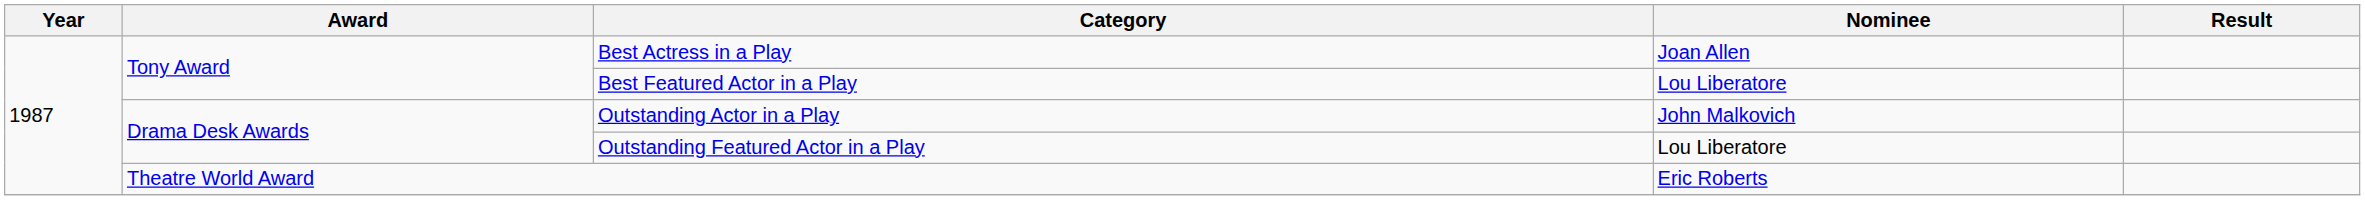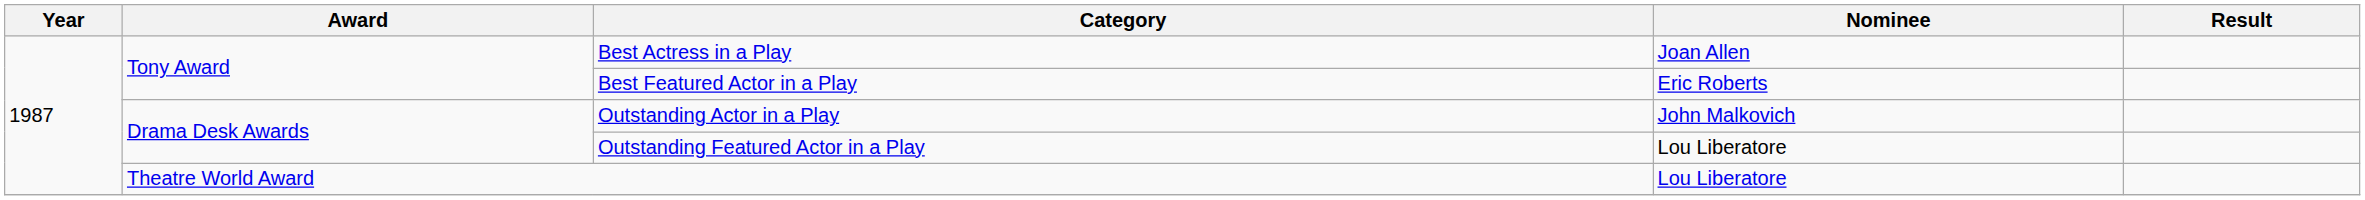(1722, 83) Lou Liberatore -> (1713, 83) Eric Roberts
(1713, 178) Eric Roberts -> (1722, 178) Lou Liberatore
